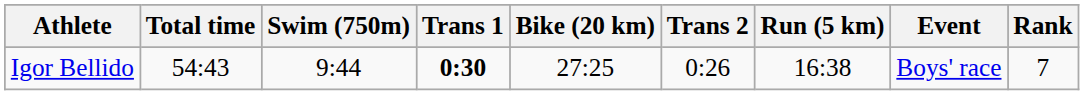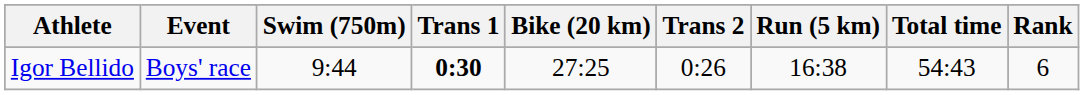columns swapped: (949, 25) <-> (201, 25)
(1043, 67) 7 -> (1043, 67) 6
